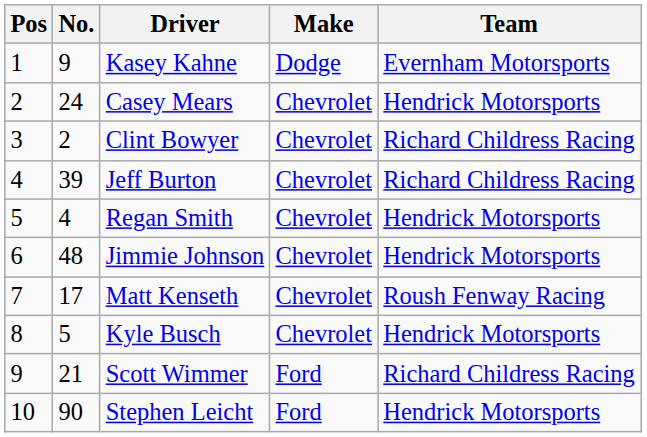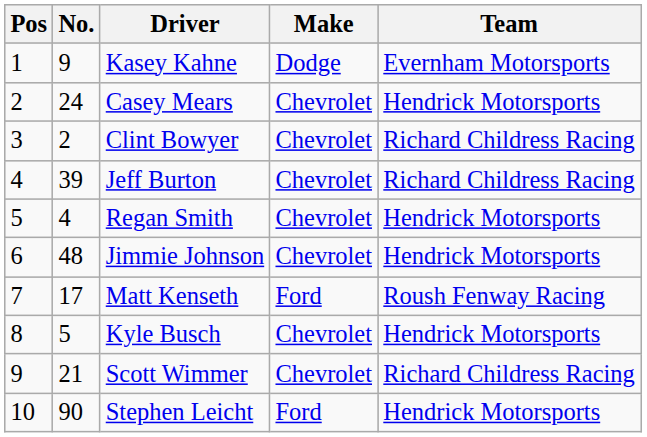(324, 295) Chevrolet -> (299, 295) Ford
(299, 373) Ford -> (324, 373) Chevrolet
